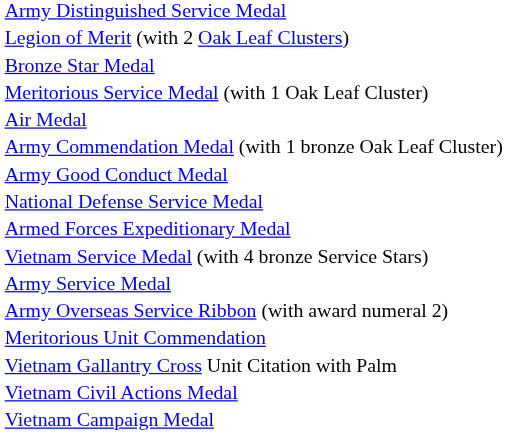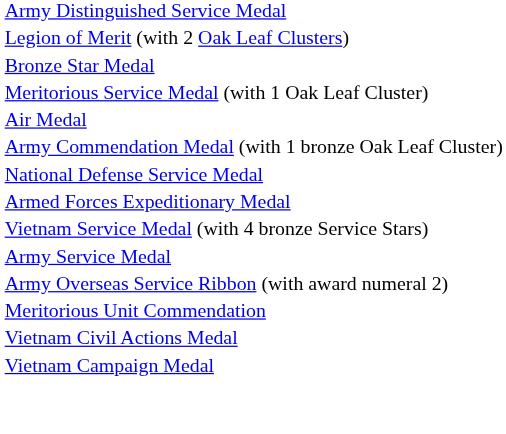- row: (116, 174)
- row: (201, 365)
